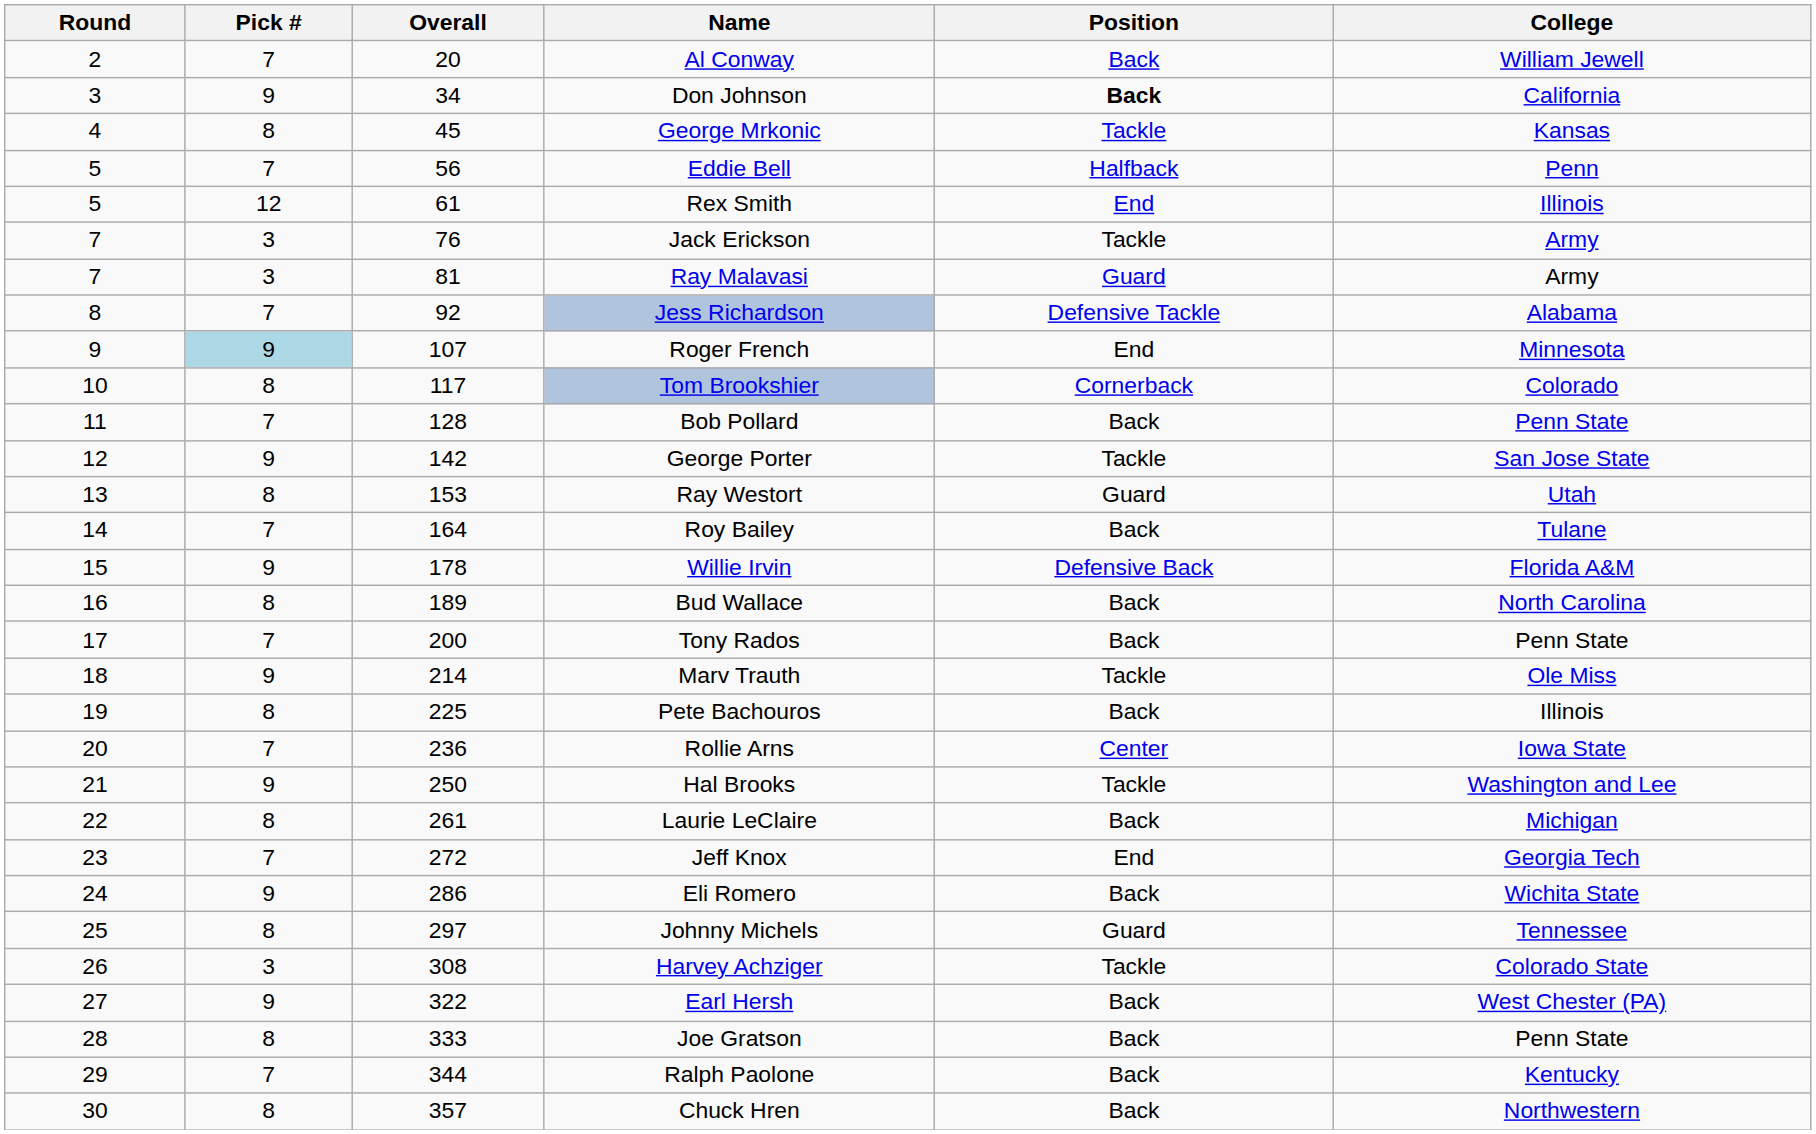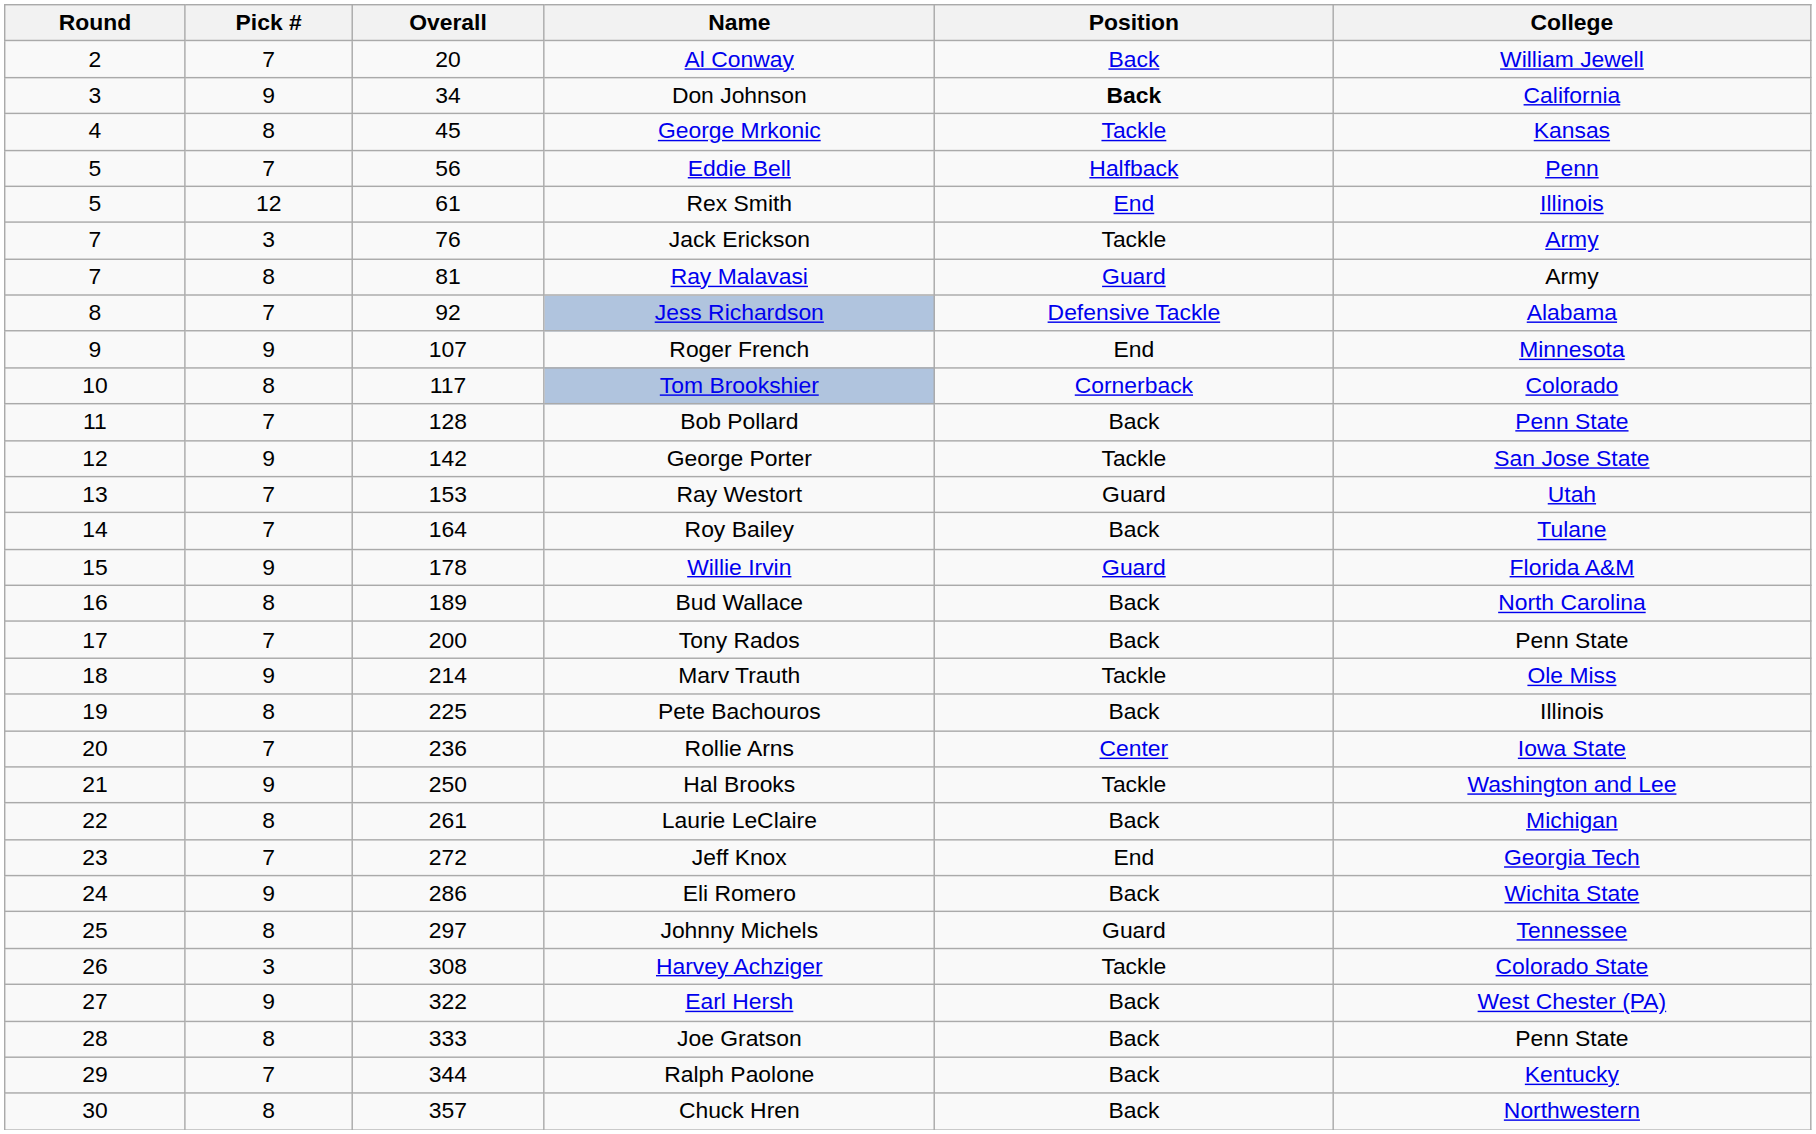(269, 276) 3 -> (269, 276) 8
(269, 349) lightblue background -> (269, 349) no background
(269, 494) 8 -> (269, 494) 7
(1134, 566) Defensive Back -> (1134, 566) Guard
